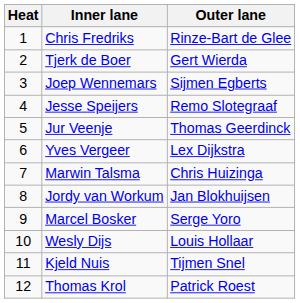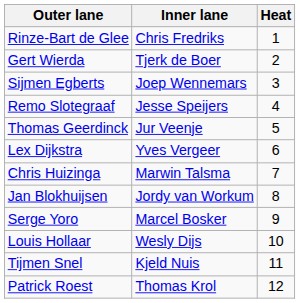columns swapped: (23, 15) <-> (231, 15)
